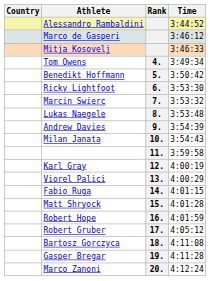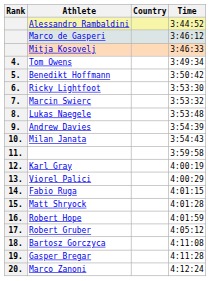columns swapped: (157, 11) <-> (23, 11)
